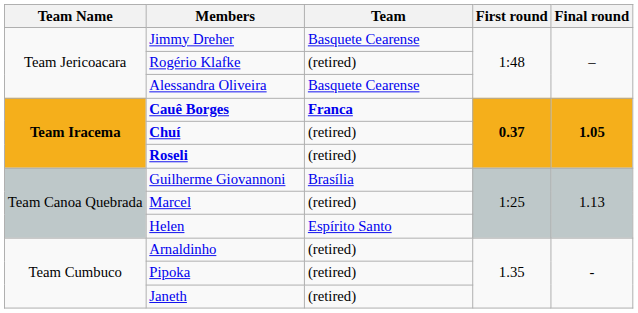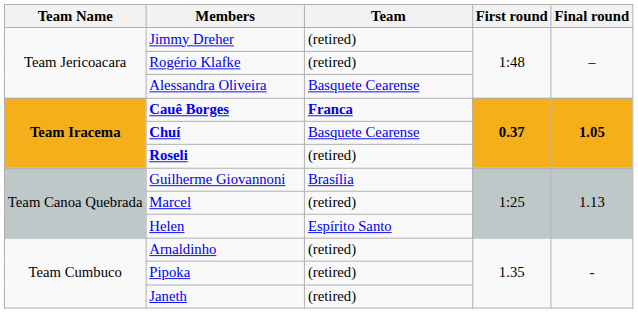(364, 39) Basquete Cearense -> (332, 39) (retired)
(332, 132) (retired) -> (364, 132) Basquete Cearense
